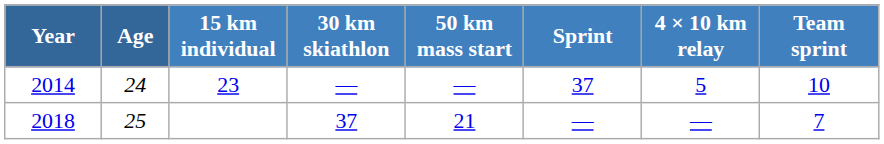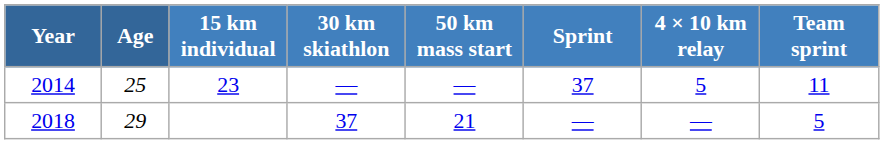(135, 84) 24 -> (135, 84) 25
(819, 84) 10 -> (819, 84) 11
(135, 120) 25 -> (135, 120) 29
(819, 120) 7 -> (819, 120) 5
